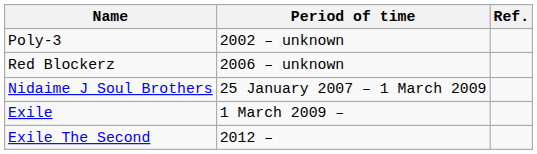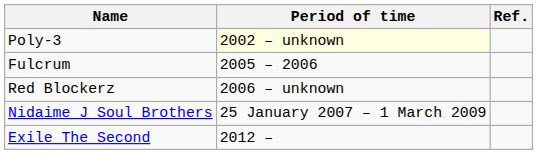(282, 41) no background -> (282, 41) lightyellow background
+ row: (39, 65)
- row: (30, 113)
